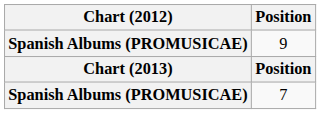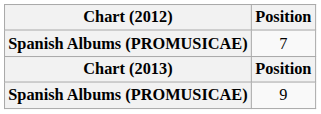rows swapped: (283, 43) <-> (283, 95)
